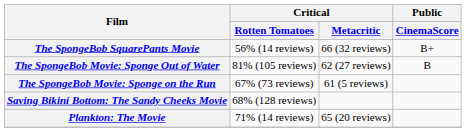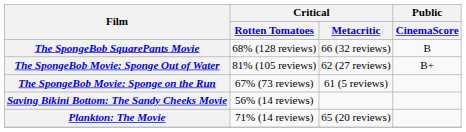(274, 48) 56% (14 reviews) -> (274, 48) 68% (128 reviews)
(427, 48) B+ -> (427, 48) B
(427, 65) B -> (427, 65) B+
(274, 100) 68% (128 reviews) -> (274, 100) 56% (14 reviews)
